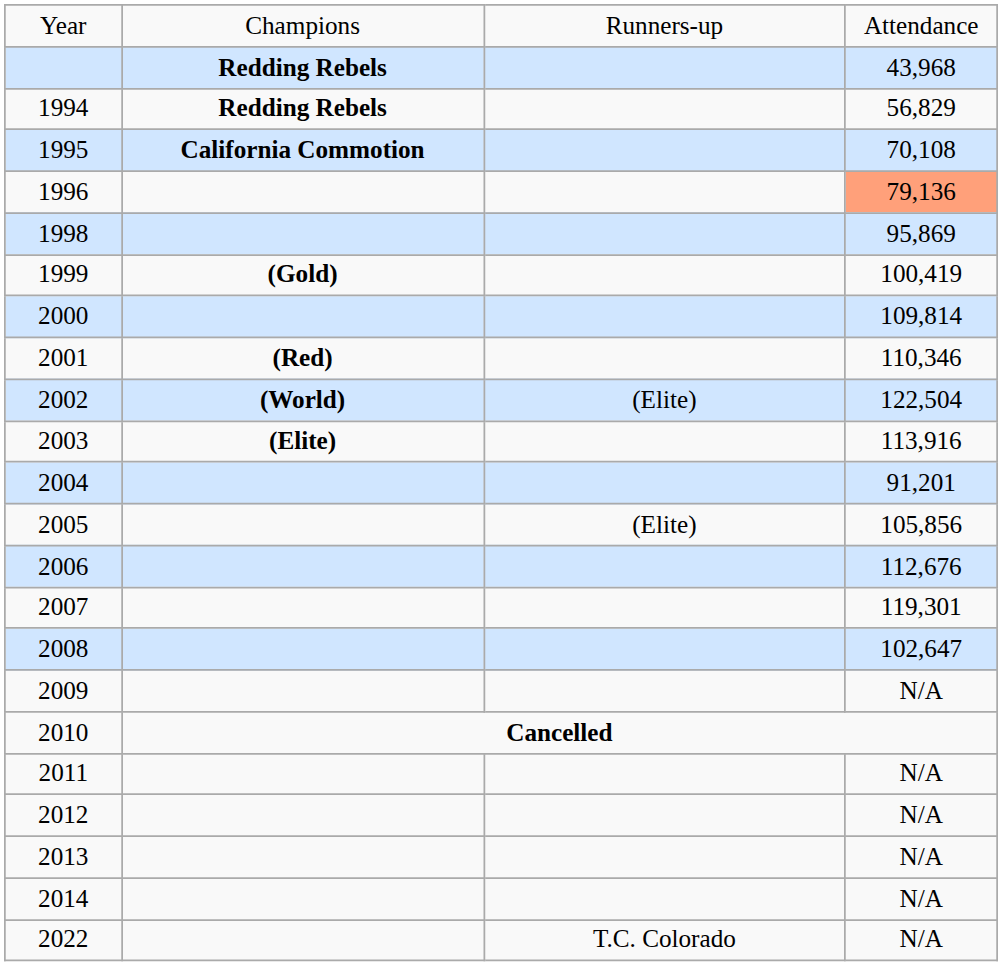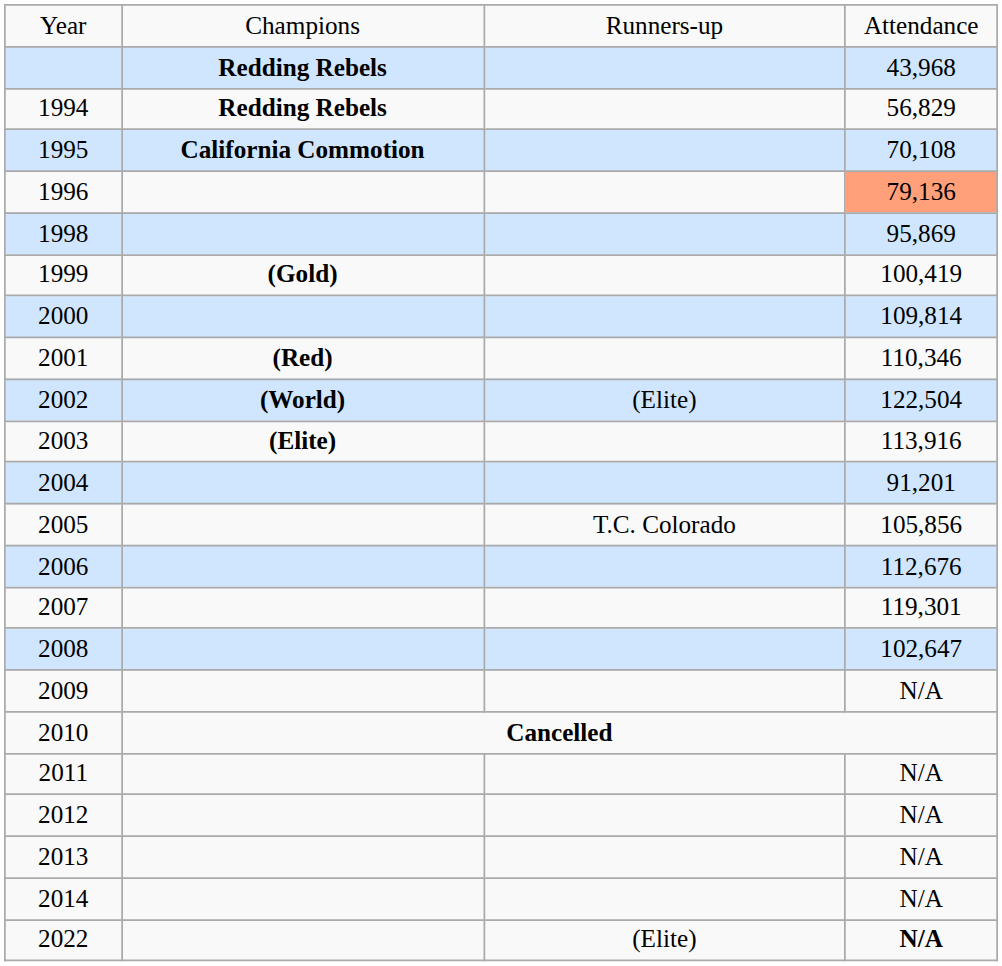(664, 524) (Elite) -> (664, 524) T.C. Colorado
(664, 940) T.C. Colorado -> (664, 940) (Elite)
(921, 940) normal -> (921, 940) bold
